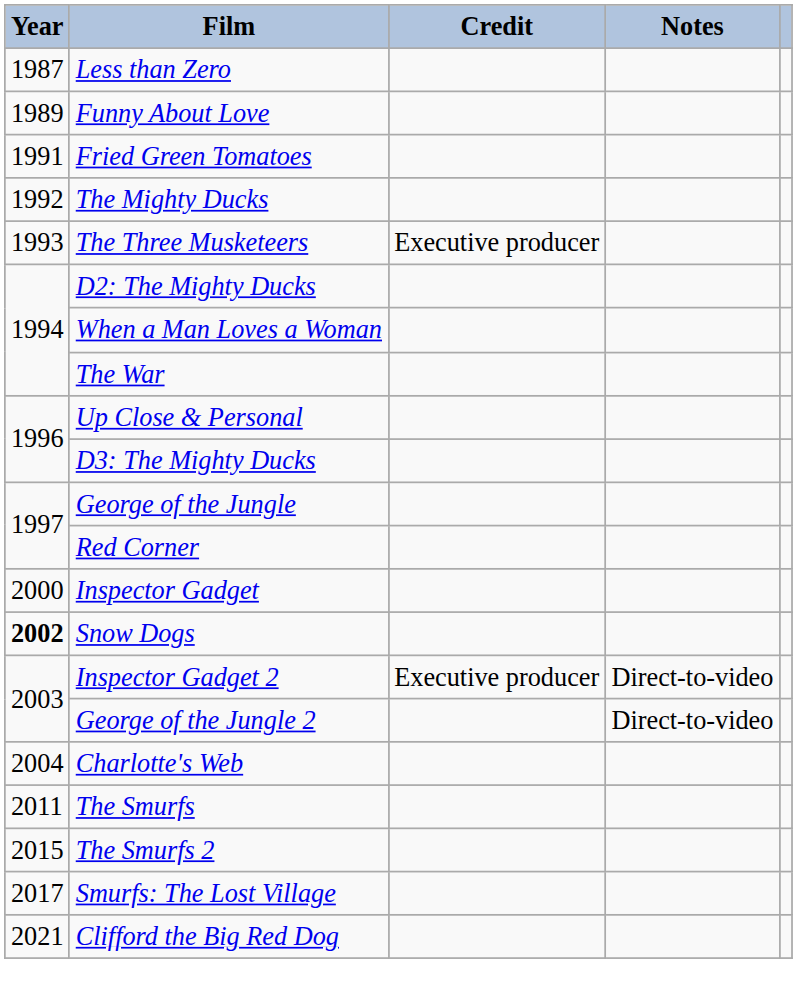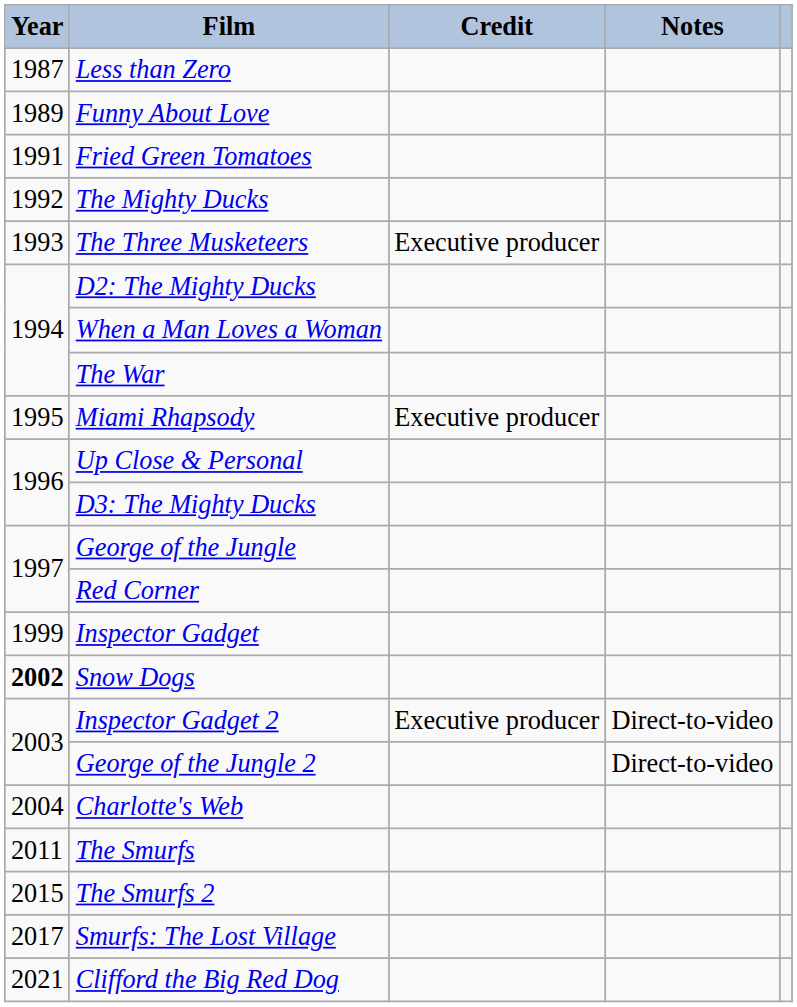+ row: (165, 416)
(37, 590) 2000 -> (37, 633) 1999
